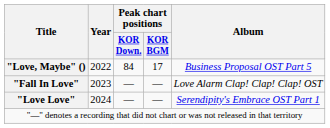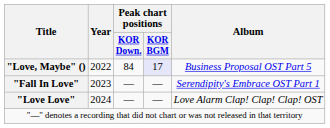(158, 67) no background -> (158, 67) lavender background
(248, 83) Love Alarm Clap! Clap! Clap! OST -> (248, 83) Serendipity's Embrace OST Part 1
(248, 100) Serendipity's Embrace OST Part 1 -> (248, 100) Love Alarm Clap! Clap! Clap! OST
